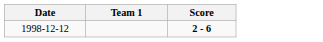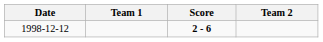+ column: (277, 12)
